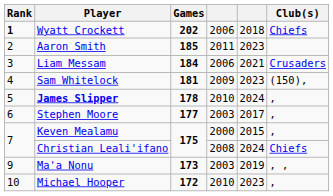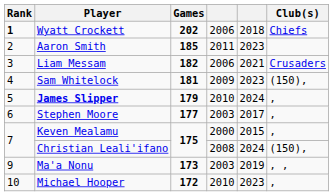(189, 64) 184 -> (189, 64) 182
(189, 98) 178 -> (189, 98) 179
(288, 148) Chiefs -> (288, 148) (150),
